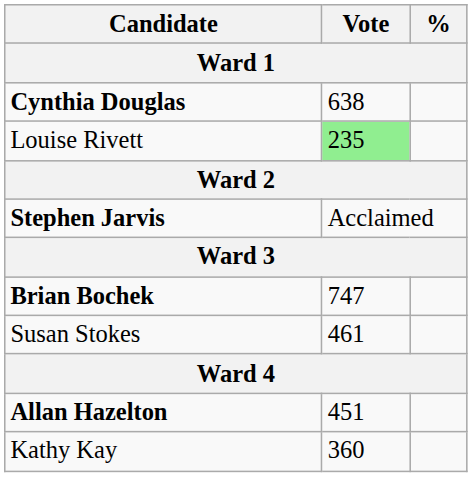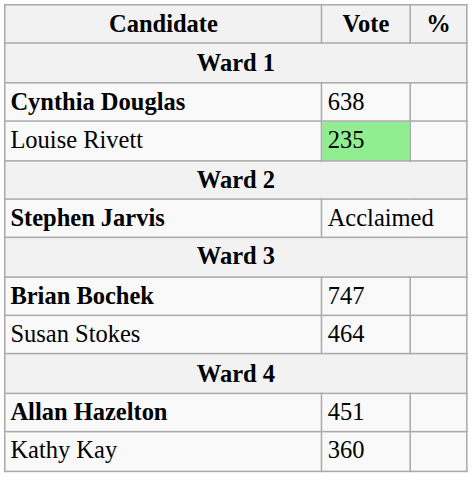(346, 334) 461 -> (346, 334) 464
